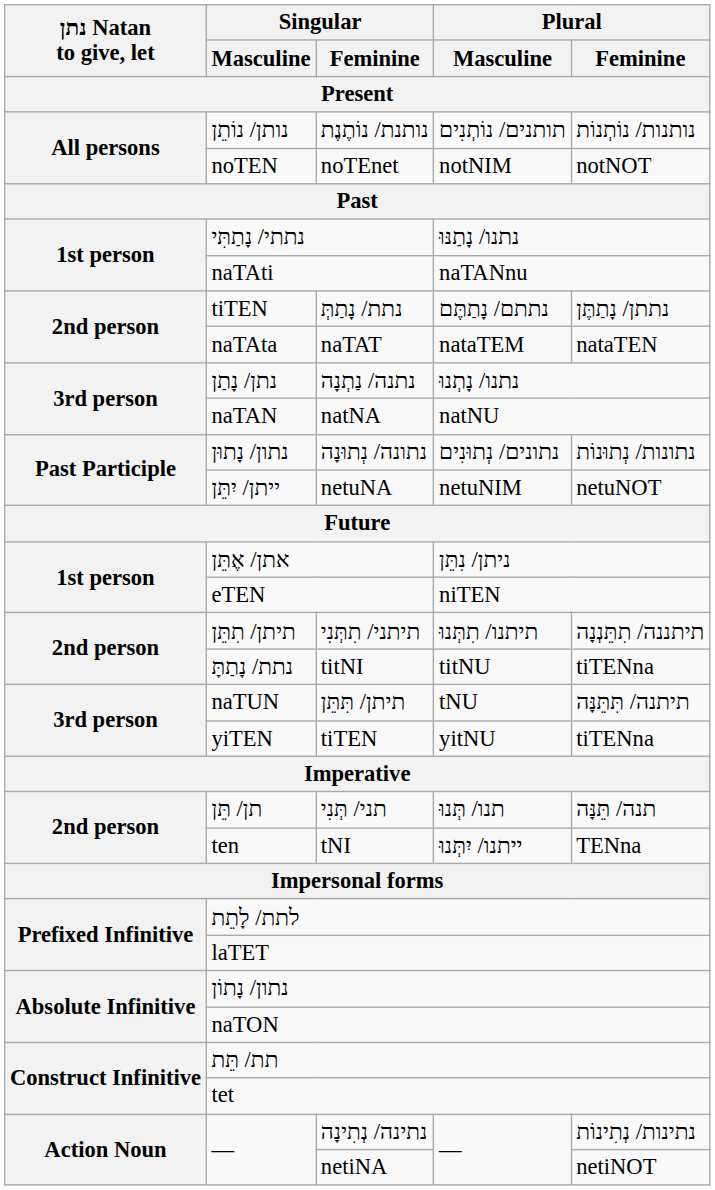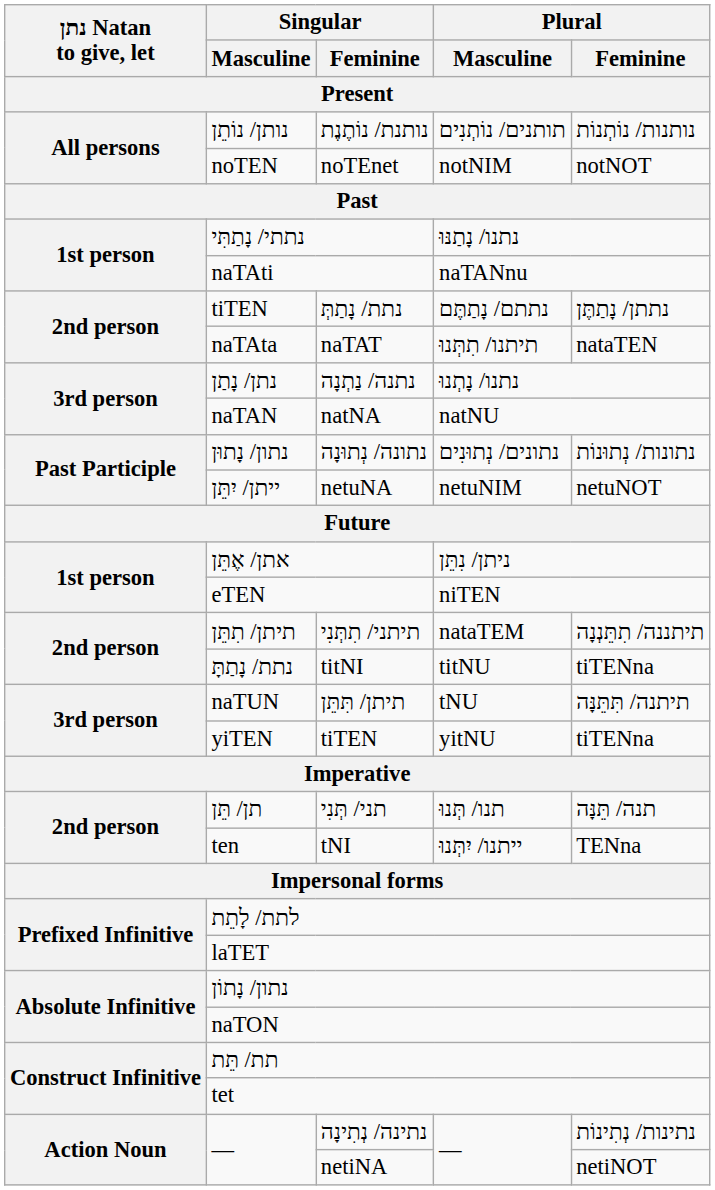(482, 344) nataTEM -> (489, 344) תיתנו/ תִתְּנוּ
(489, 630) תיתנו/ תִתְּנוּ -> (482, 630) nataTEM
